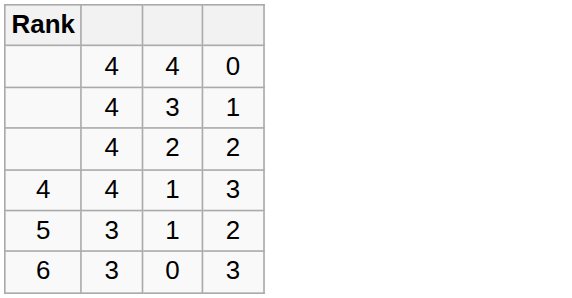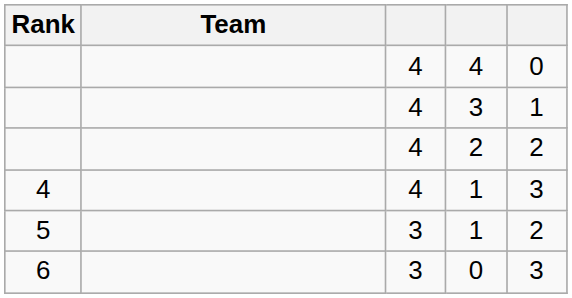+ column: (233, 25)
